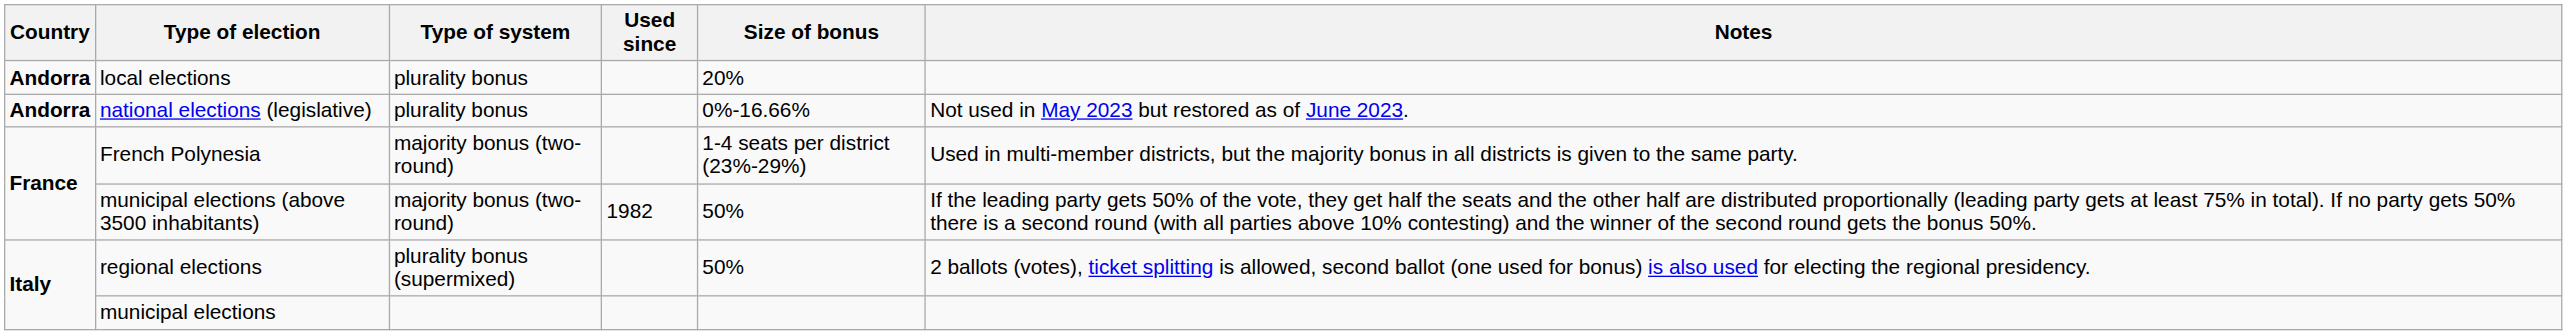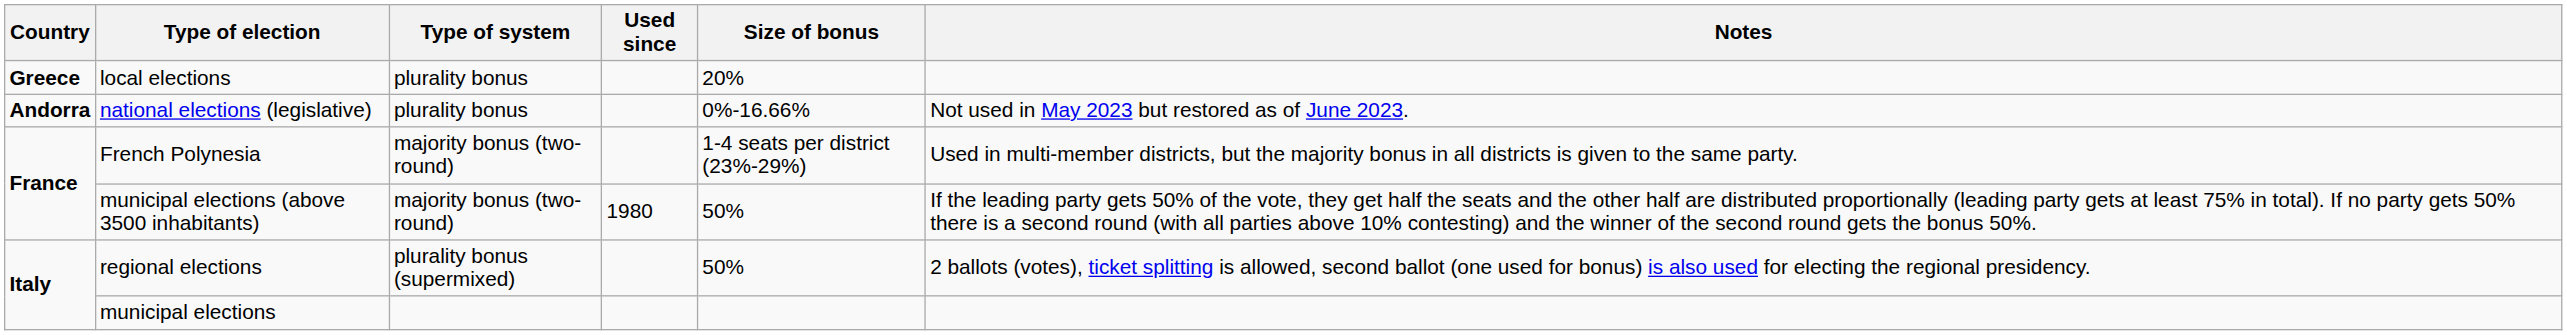(50, 77) Andorra -> (45, 77) Greece
(630, 211) 1982 -> (630, 211) 1980
